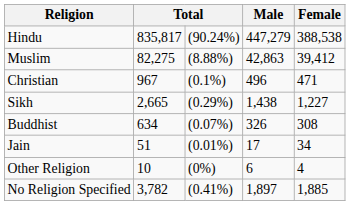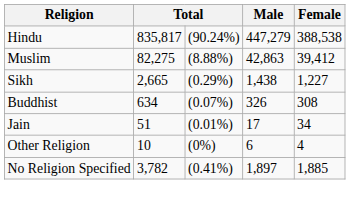- row: (33, 80)
